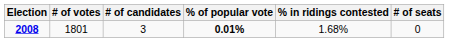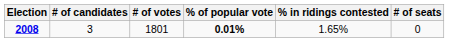columns swapped: (143, 12) <-> (76, 12)
(333, 29) 1.68% -> (333, 29) 1.65%
